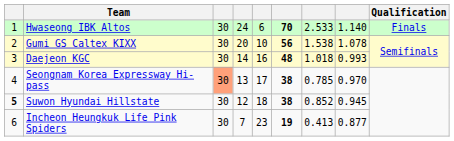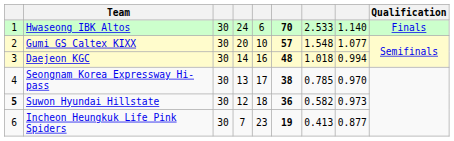(287, 44) 56 -> (287, 44) 57
(319, 44) 1.538 -> (319, 44) 1.548
(352, 44) 1.078 -> (352, 44) 1.077
(352, 59) 0.993 -> (352, 59) 0.994
(223, 80) lightsalmon background -> (223, 80) no background
(287, 102) 38 -> (287, 102) 36
(319, 102) 0.852 -> (319, 102) 0.582
(352, 102) 0.945 -> (352, 102) 0.973
